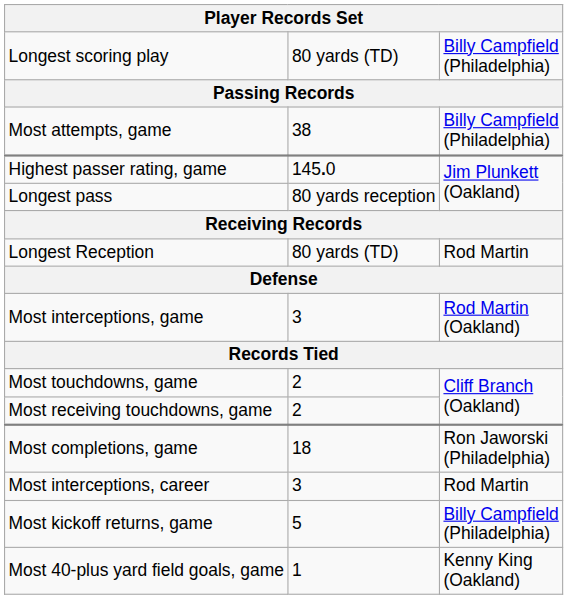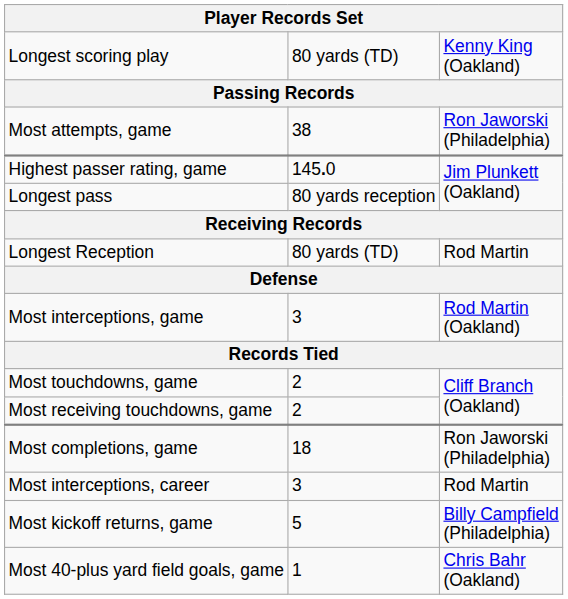(501, 55) Billy Campfield (Philadelphia) -> (488, 55) Kenny King (Oakland)
(501, 130) Billy Campfield (Philadelphia) -> (497, 130) Ron Jaworski (Philadelphia)
(488, 570) Kenny King (Oakland) -> (485, 570) Chris Bahr (Oakland)
